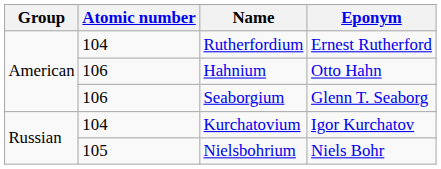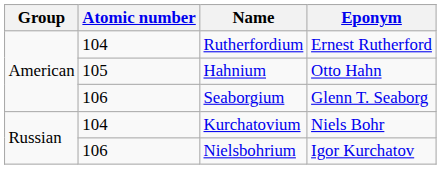(95, 71) 106 -> (95, 71) 105
(363, 124) Igor Kurchatov -> (348, 124) Niels Bohr
(95, 151) 105 -> (95, 151) 106
(348, 151) Niels Bohr -> (363, 151) Igor Kurchatov
